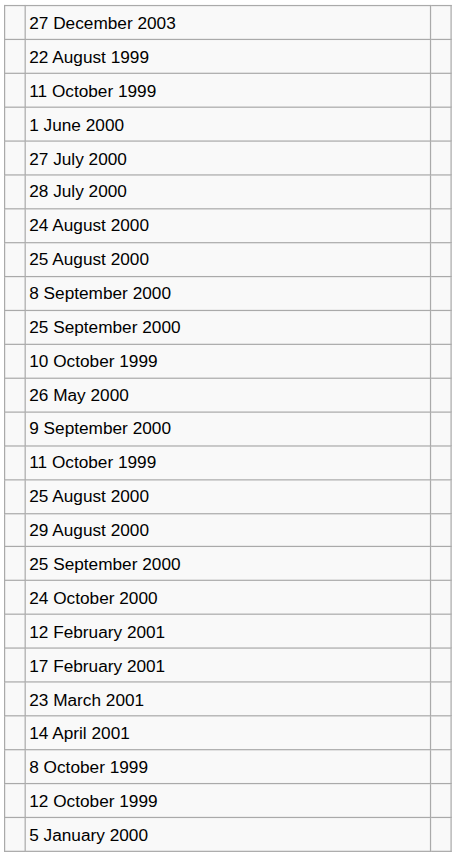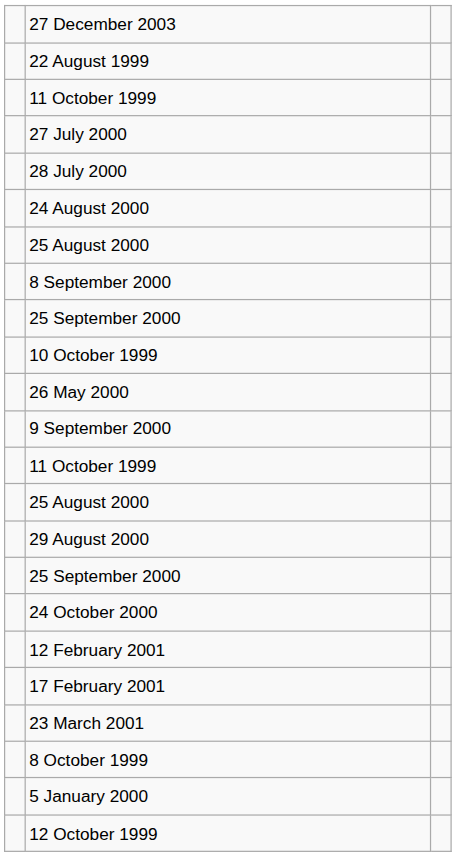- row: (15, 124)
- row: (15, 733)
rows swapped: (15, 801) <-> (15, 835)
